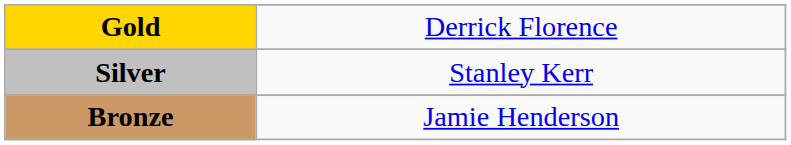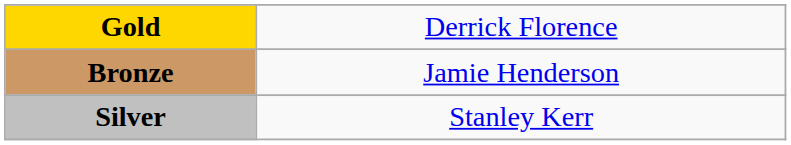rows swapped: (131, 71) <-> (131, 116)
